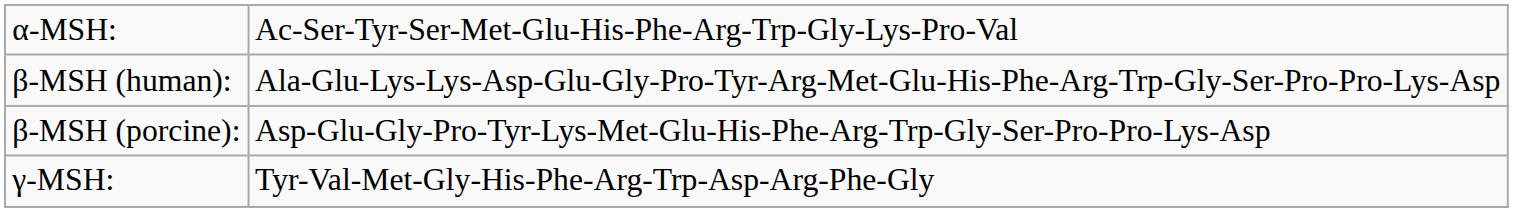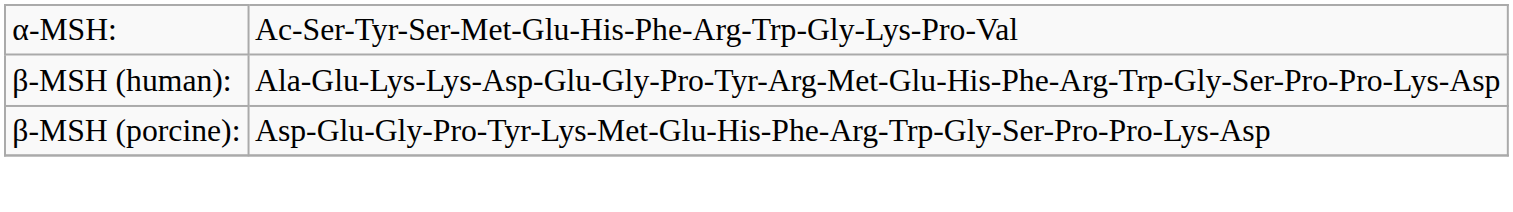- row: (63, 180)
